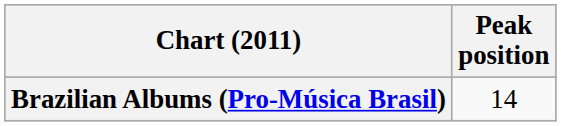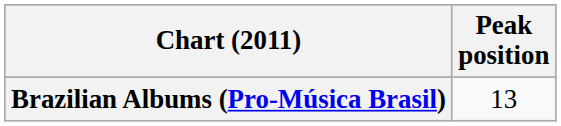(504, 98) 14 -> (504, 98) 13
